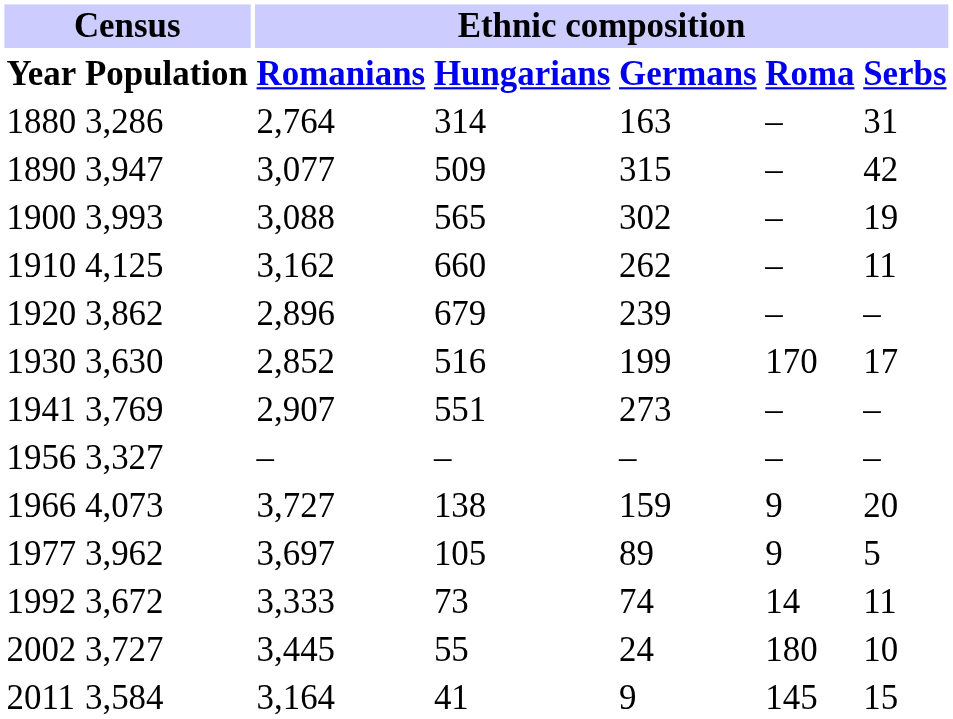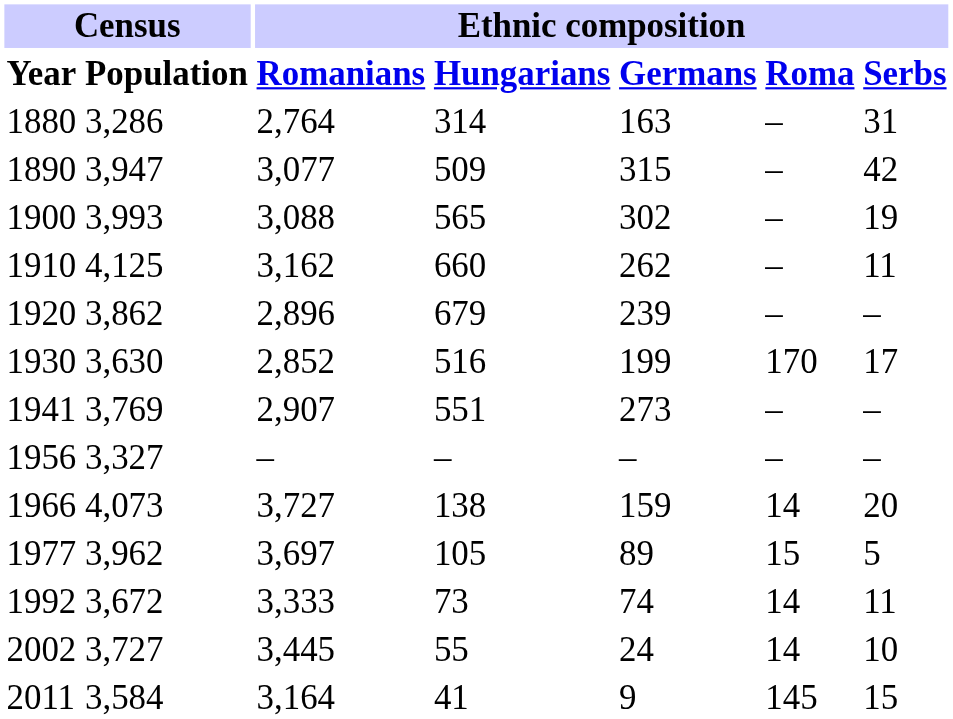(774, 505) 9 -> (783, 505) 14
(774, 553) 9 -> (783, 553) 15
(792, 649) 180 -> (783, 649) 14
